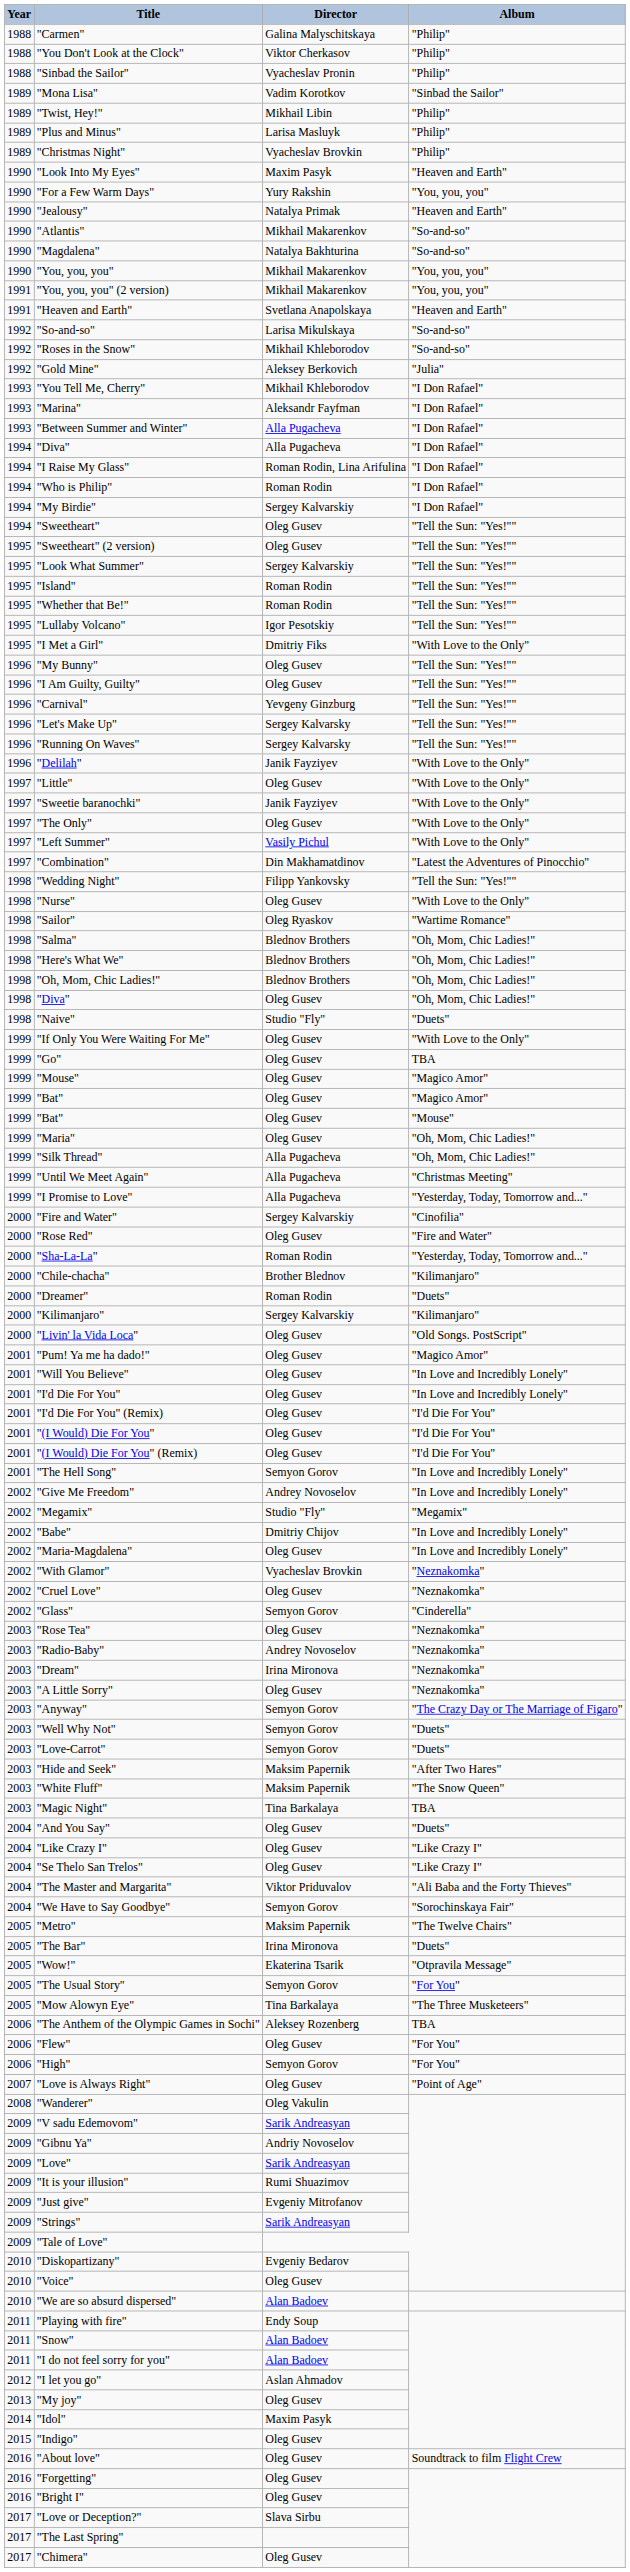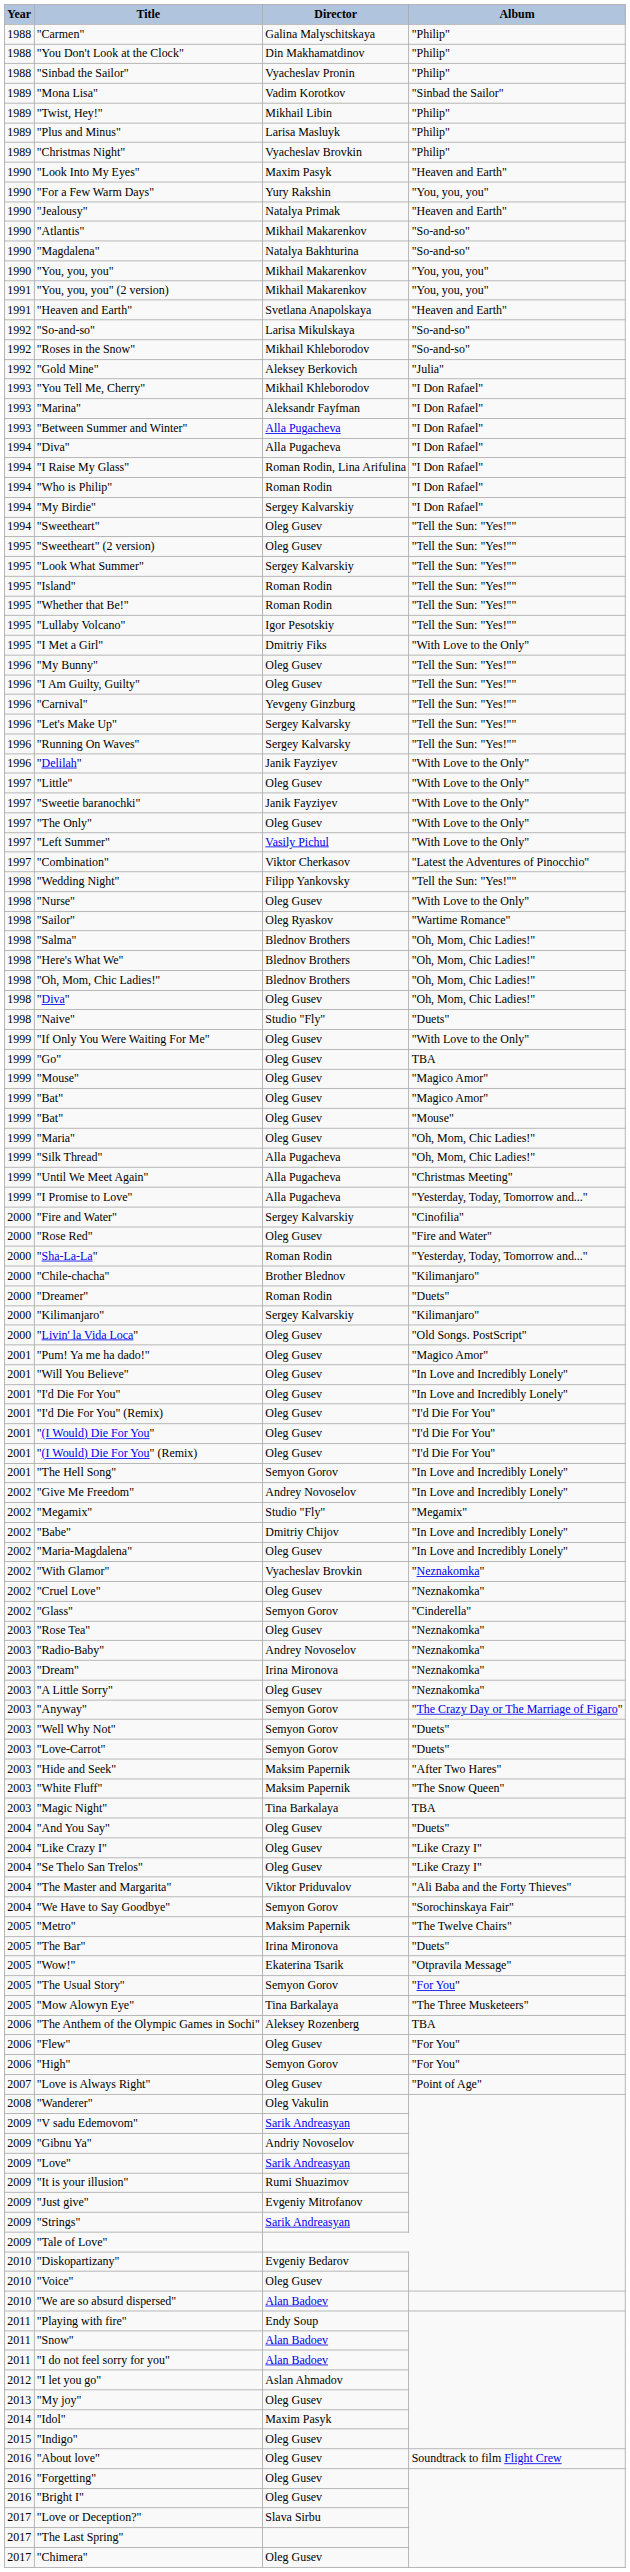(308, 54) Viktor Cherkasov -> (315, 54) Din Makhamatdinov
(315, 862) Din Makhamatdinov -> (308, 862) Viktor Cherkasov
